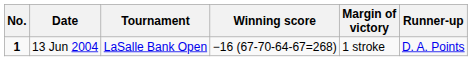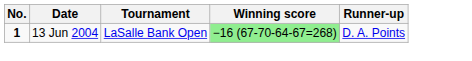- column: (369, 21)
(275, 47) no background -> (275, 33) lightgreen background
